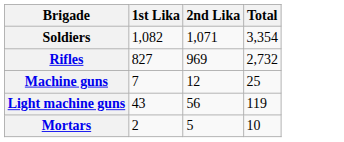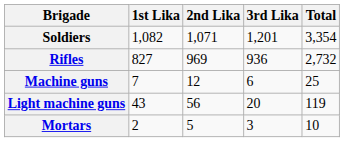+ column: (273, 15)
